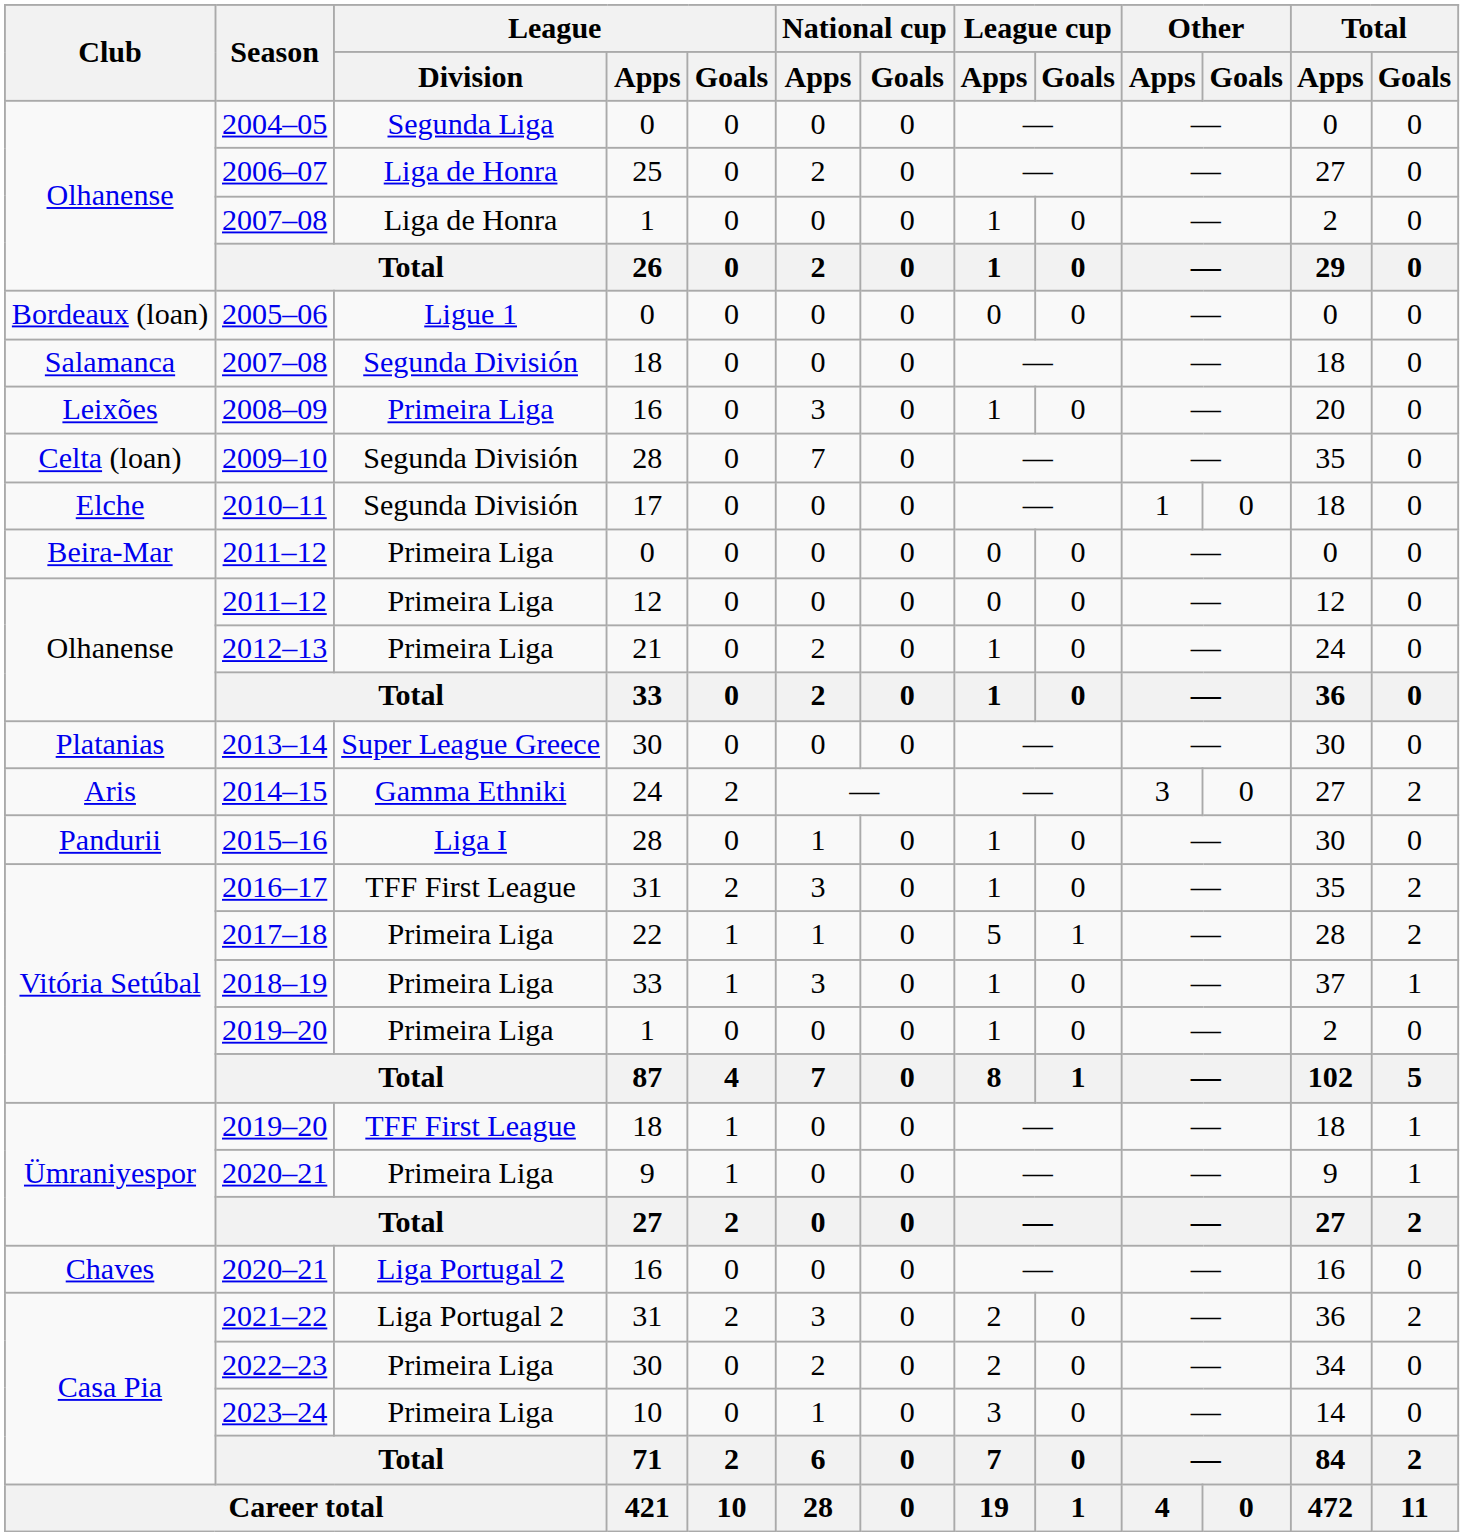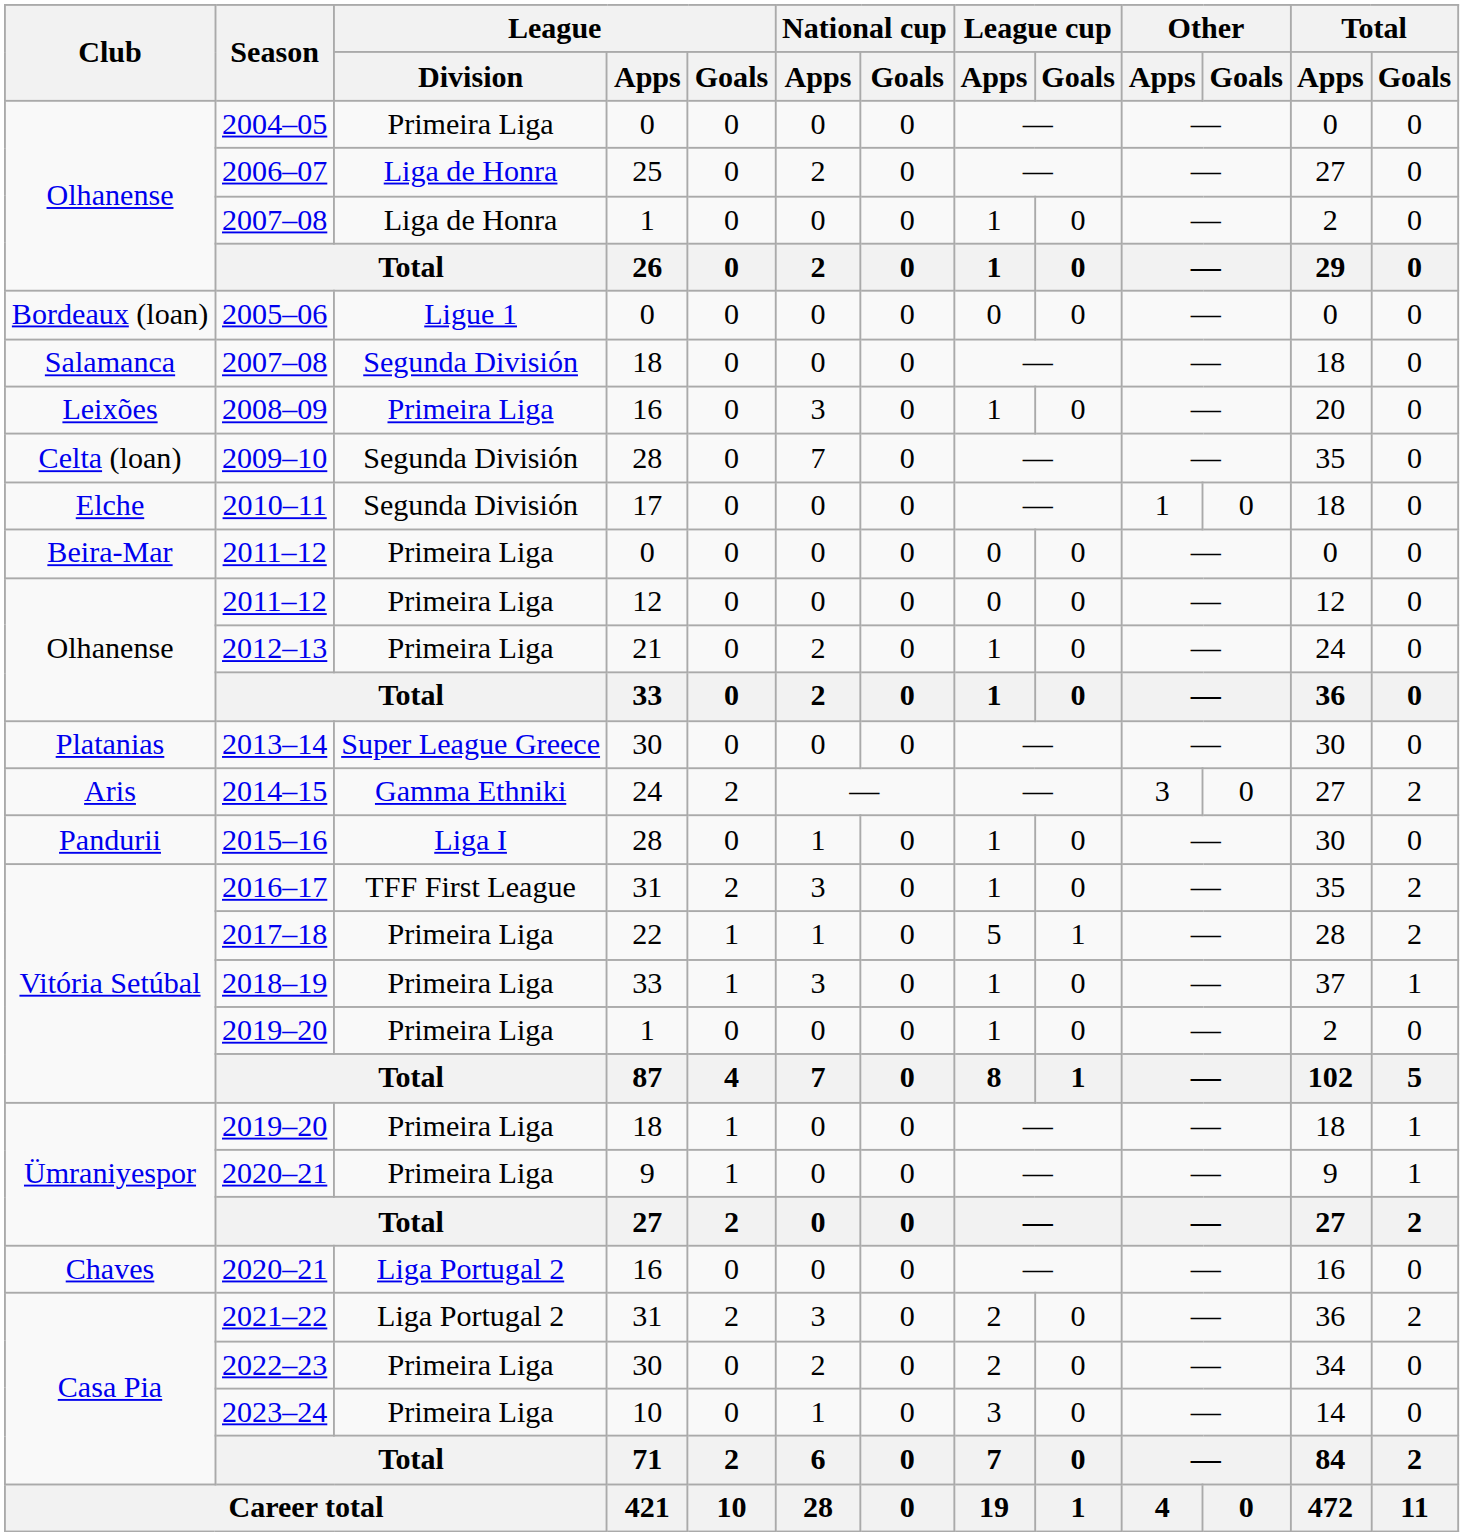(471, 123) Segunda Liga -> (471, 123) Primeira Liga
(471, 1125) TFF First League -> (471, 1125) Primeira Liga
